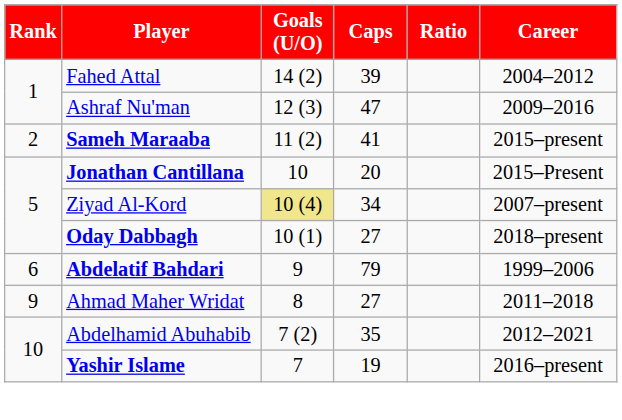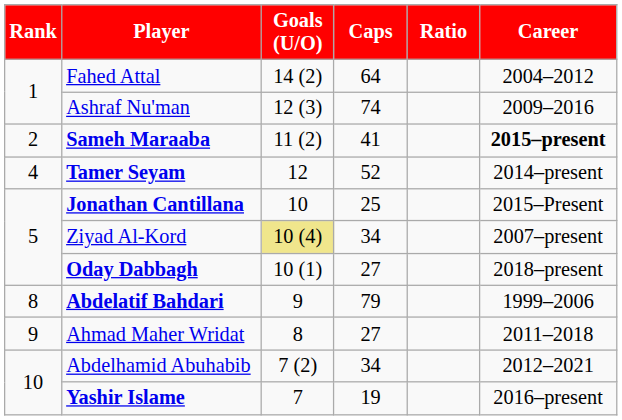(371, 75) 39 -> (371, 75) 64
(371, 107) 47 -> (371, 107) 74
(548, 140) normal -> (548, 140) bold
+ row: (126, 172)
(371, 172) 20 -> (371, 204) 25
(33, 269) 6 -> (33, 301) 8
(371, 333) 35 -> (371, 365) 34
